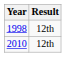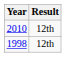rows swapped: (17, 28) <-> (17, 44)
